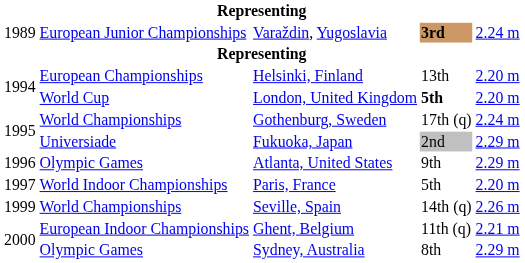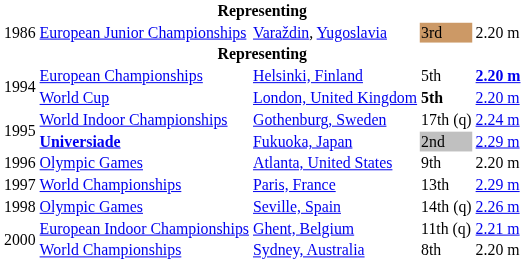(20, 32) 1989 -> (20, 32) 1986
(433, 32) bold -> (432, 32) normal
(498, 32) 2.24 m -> (498, 32) 2.20 m
(435, 76) 13th -> (431, 76) 5th
(498, 76) normal -> (498, 76) bold
(110, 119) World Championships -> (134, 119) World Indoor Championships
(78, 141) normal -> (80, 141) bold
(498, 163) 2.29 m -> (498, 163) 2.20 m
(134, 185) World Indoor Championships -> (110, 185) World Championships
(431, 185) 5th -> (435, 185) 13th
(498, 185) 2.20 m -> (498, 185) 2.29 m
(20, 206) 1999 -> (20, 206) 1998
(110, 206) World Championships -> (91, 206) Olympic Games
(91, 250) Olympic Games -> (110, 250) World Championships
(498, 250) 2.29 m -> (498, 250) 2.20 m
